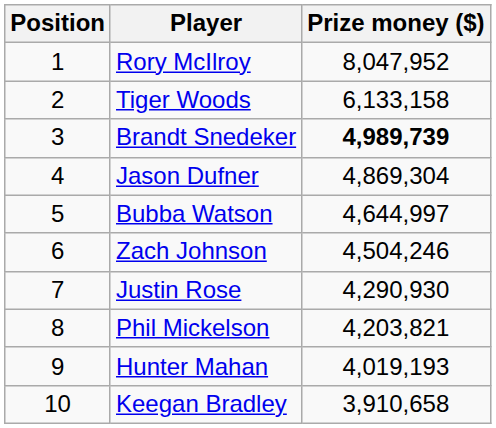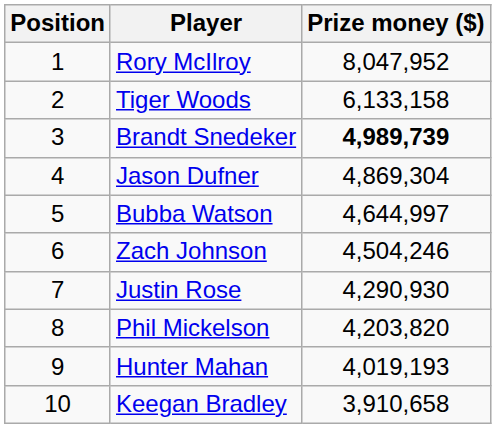(396, 328) 4,203,821 -> (396, 328) 4,203,820
